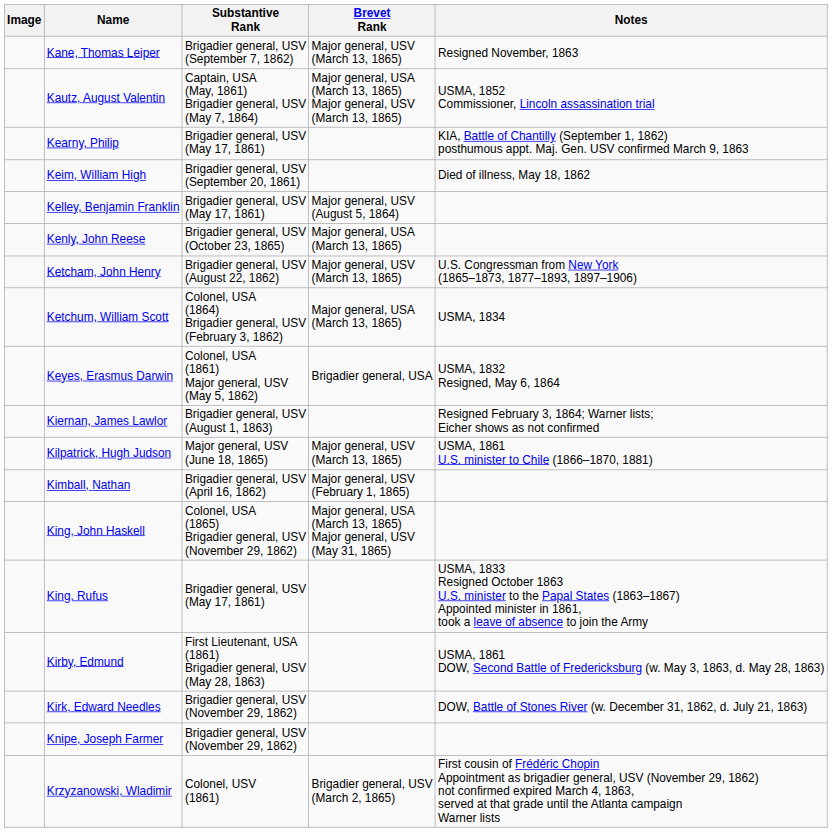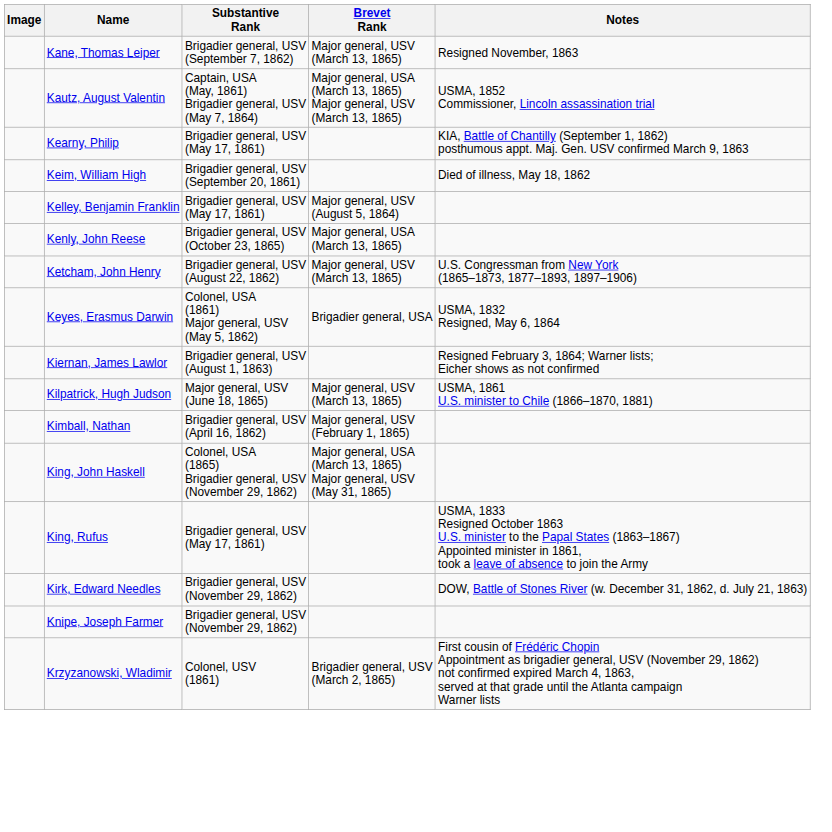- row: (108, 317)
- row: (85, 661)
